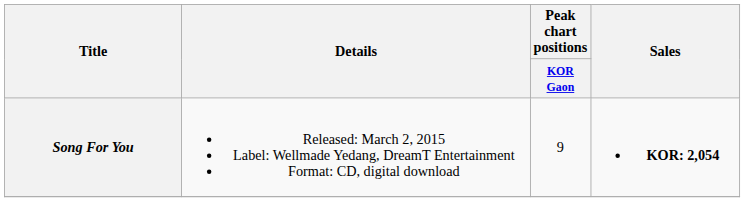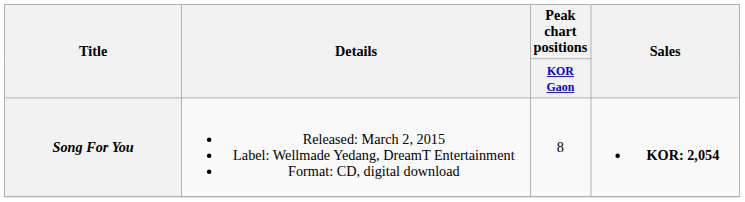(560, 147) 9 -> (560, 147) 8
